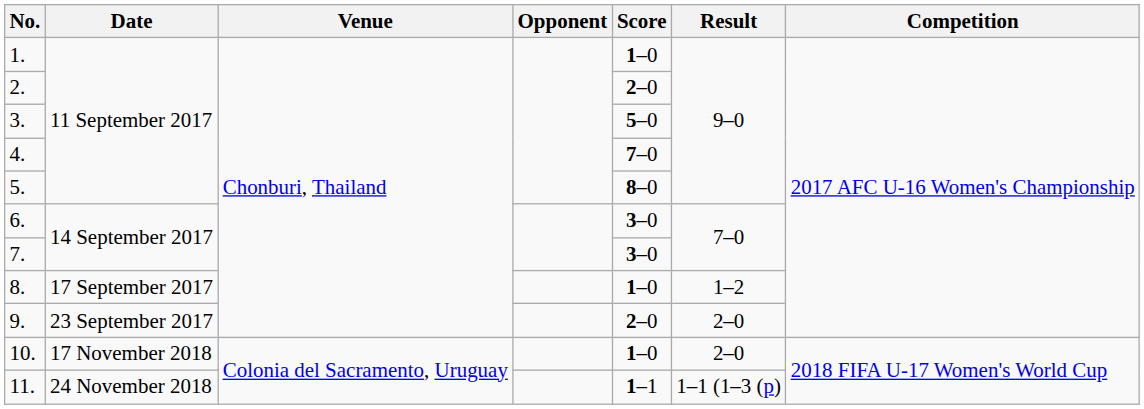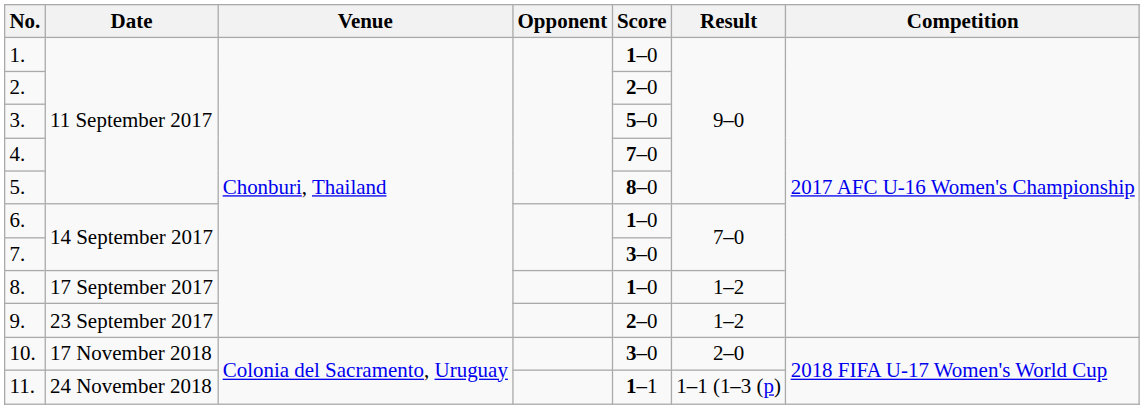(642, 220) 3–0 -> (642, 220) 1–0
(729, 320) 2–0 -> (729, 320) 1–2
(642, 353) 1–0 -> (642, 353) 3–0
